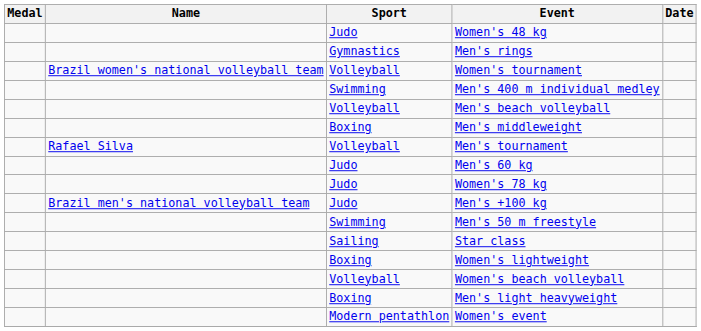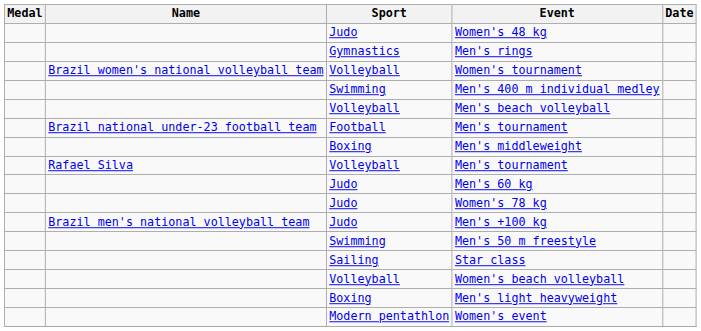+ row: (357, 128)
- row: (350, 261)
